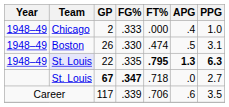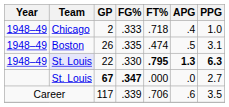(158, 29) .000 -> (158, 29) .718
(132, 45) .330 -> (132, 45) .335
(132, 62) .335 -> (132, 62) .330
(158, 78) .718 -> (158, 78) .000
